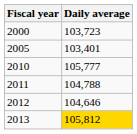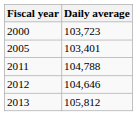- row: (18, 66)
(82, 119) gold background -> (82, 102) no background
